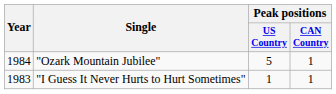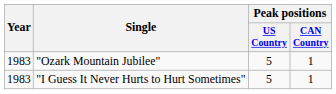(19, 61) 1984 -> (19, 61) 1983
(269, 79) 1 -> (269, 79) 5
